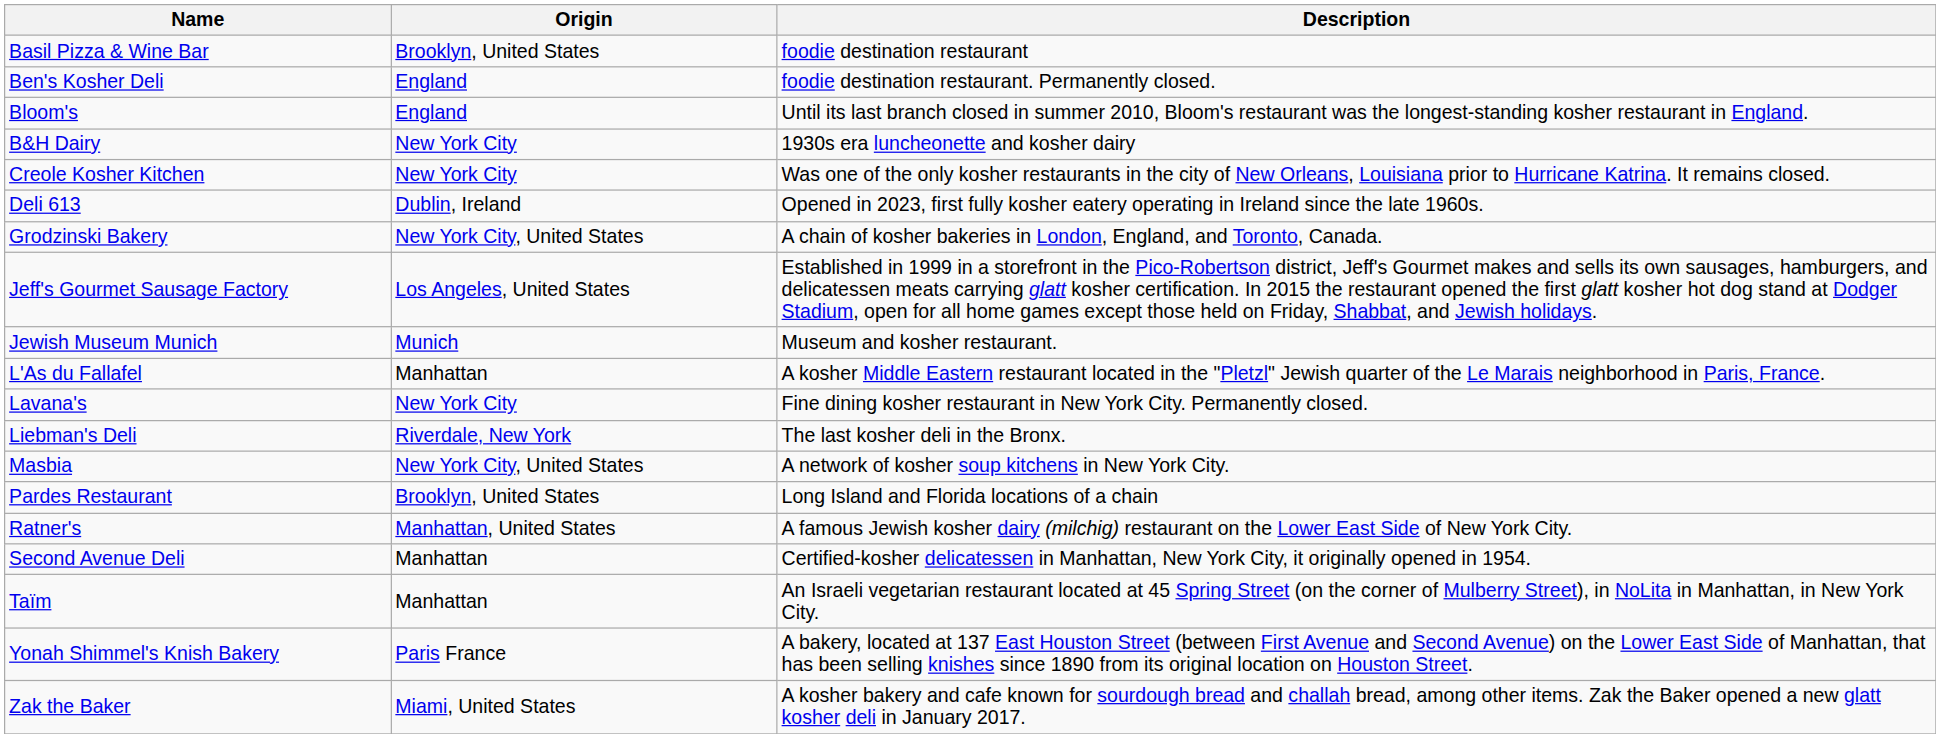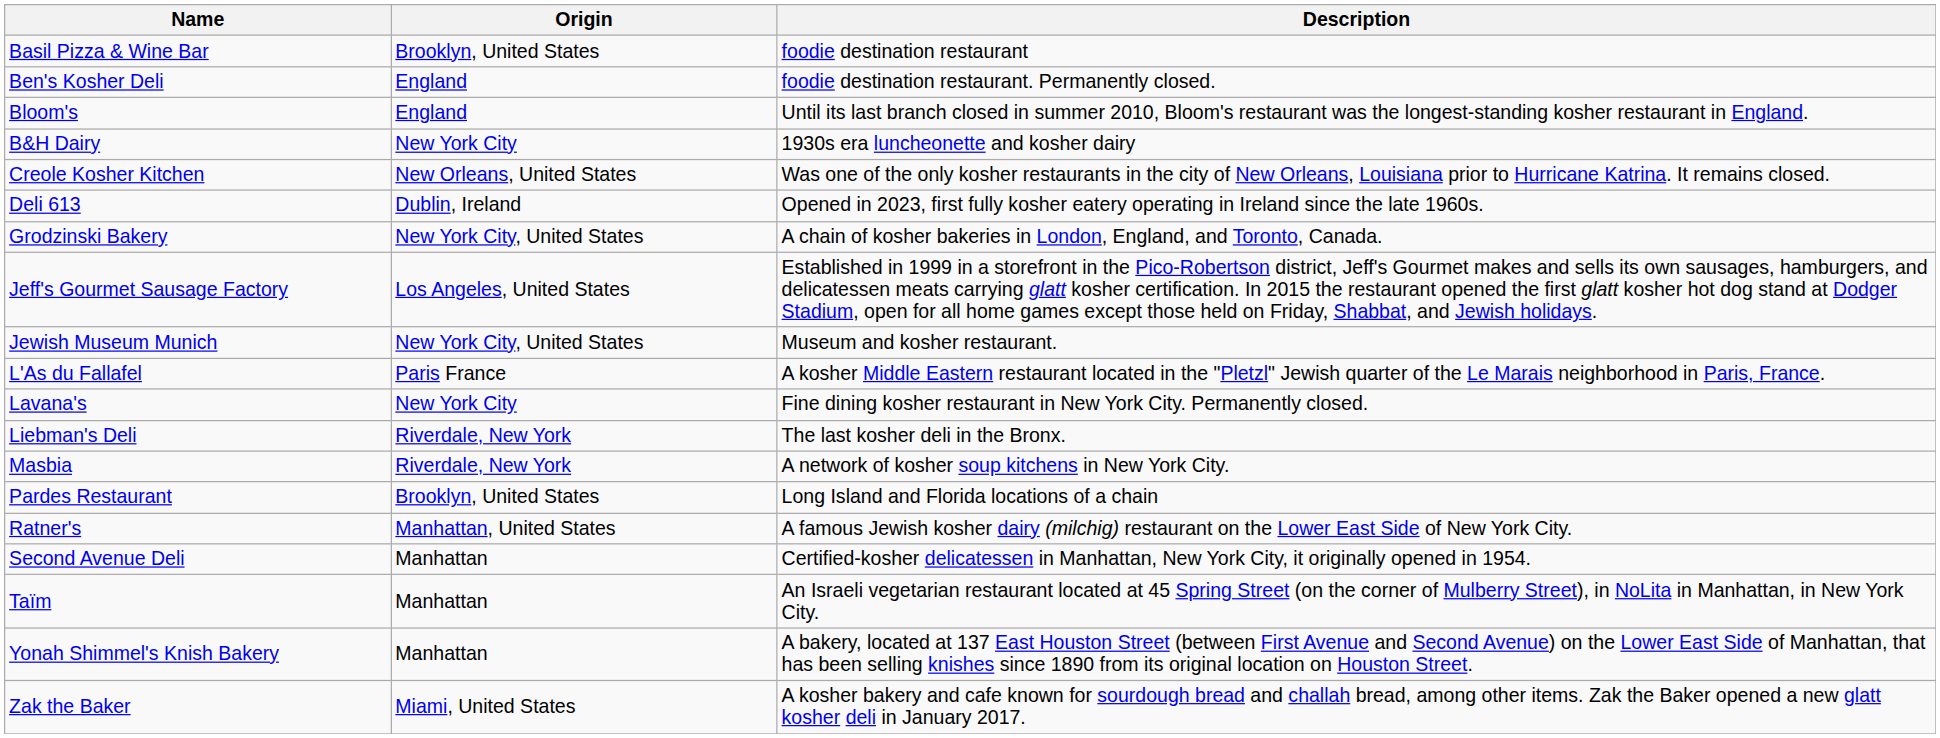(456, 174) New York City -> (516, 174) New Orleans, United States
(427, 342) Munich -> (519, 342) New York City, United States
(441, 373) Manhattan -> (451, 373) Paris France
(519, 466) New York City, United States -> (483, 466) Riverdale, New York
(451, 654) Paris France -> (441, 654) Manhattan
